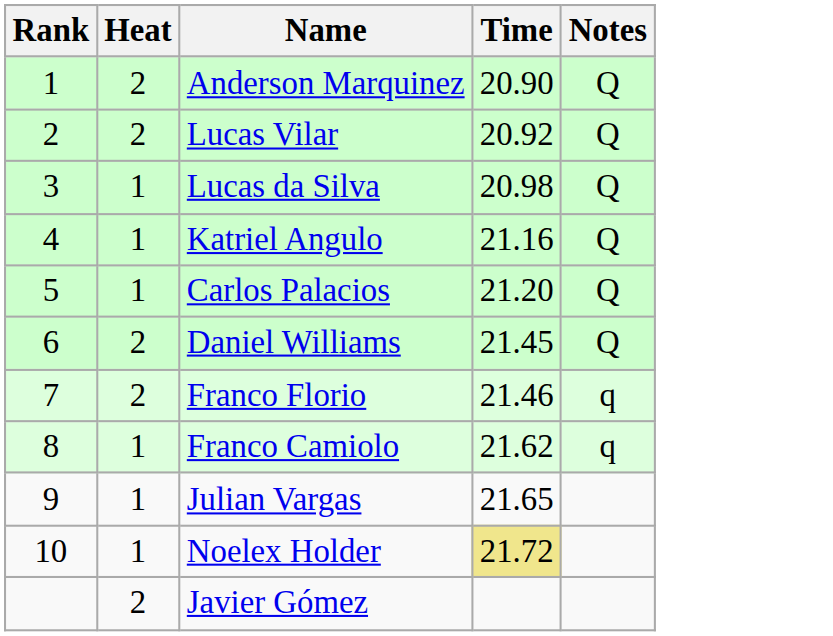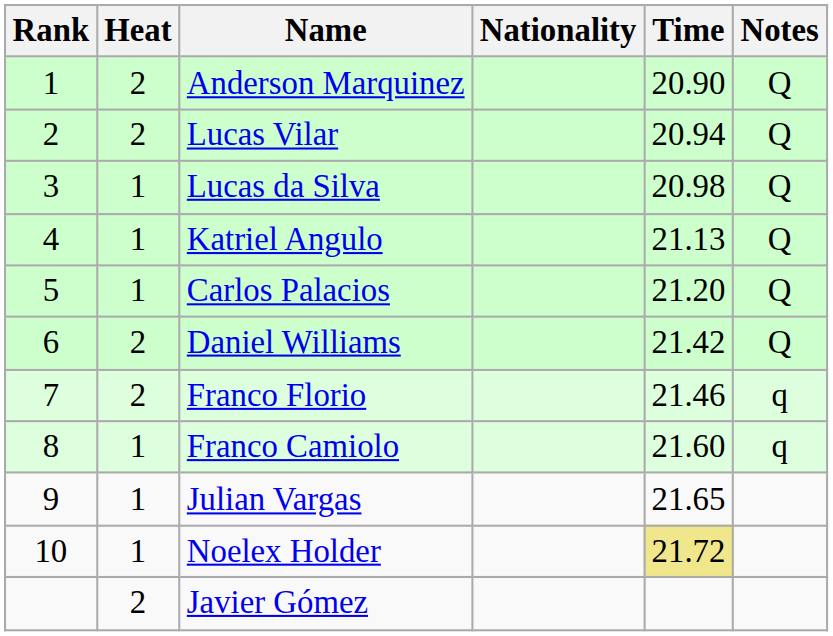+ column: (558, 30)
(517, 134) 20.92 -> (688, 134) 20.94
(517, 238) 21.16 -> (688, 238) 21.13
(517, 342) 21.45 -> (688, 342) 21.42
(517, 446) 21.62 -> (688, 446) 21.60
